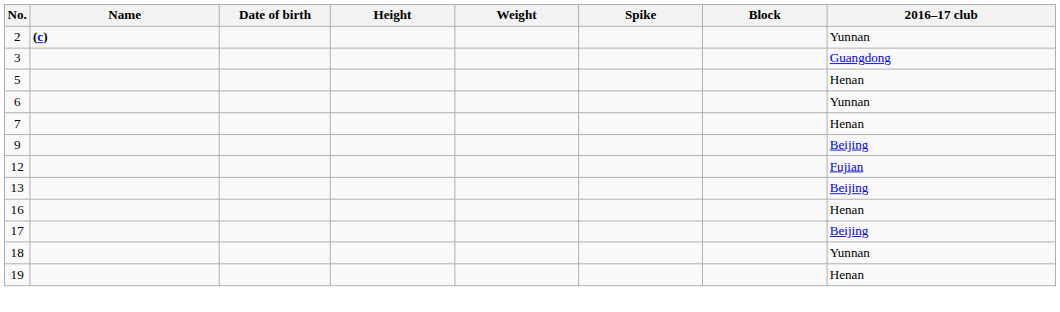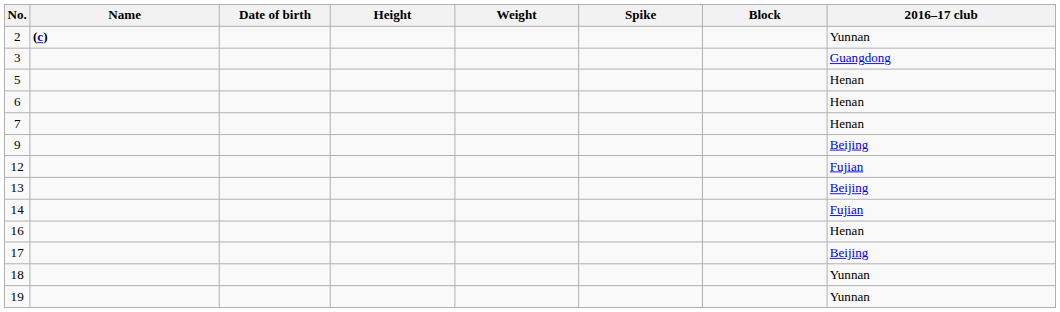(850, 102) Yunnan -> (847, 102) Henan
+ row: (17, 210)
(847, 275) Henan -> (850, 296) Yunnan
